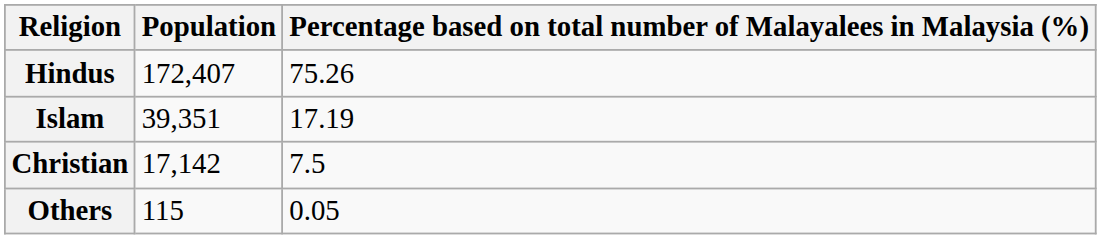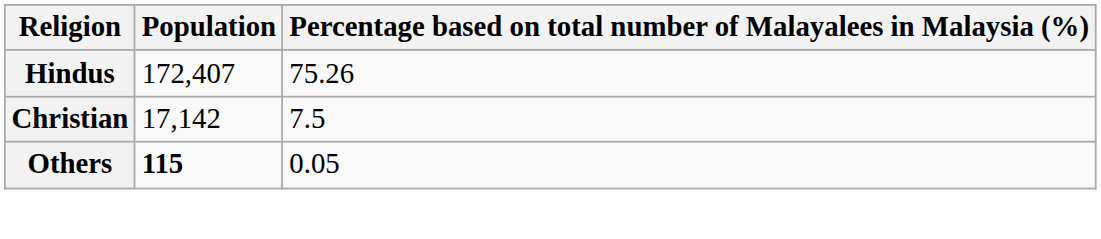- row: (70, 118)
(163, 210) normal -> (162, 164) bold
